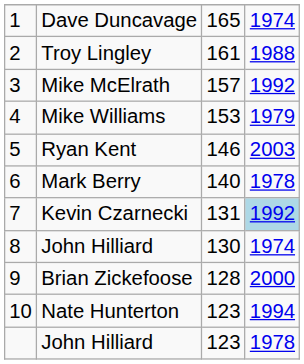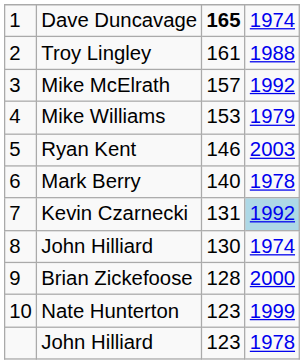(224, 20) normal -> (224, 20) bold
(272, 310) 1994 -> (272, 310) 1999
